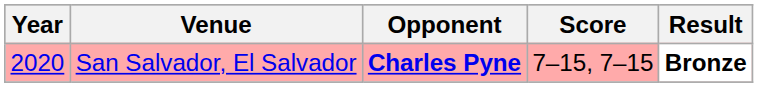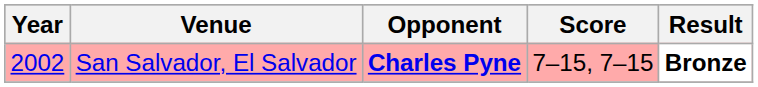(37, 63) 2020 -> (37, 63) 2002
